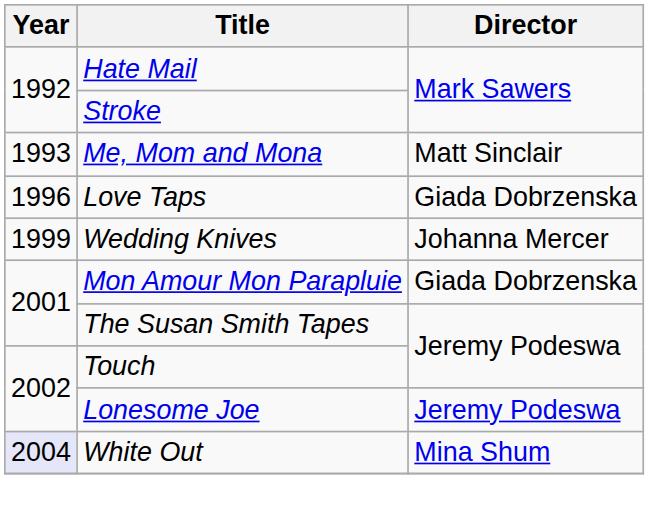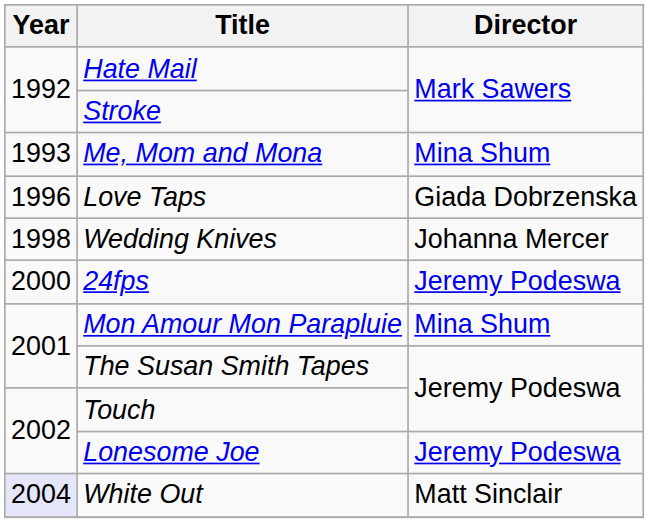(488, 153) Matt Sinclair -> (482, 153) Mina Shum
(41, 238) 1999 -> (41, 238) 1998
+ row: (116, 281)
(526, 281) Giada Dobrzenska -> (482, 324) Mina Shum
(482, 452) Mina Shum -> (488, 494) Matt Sinclair
